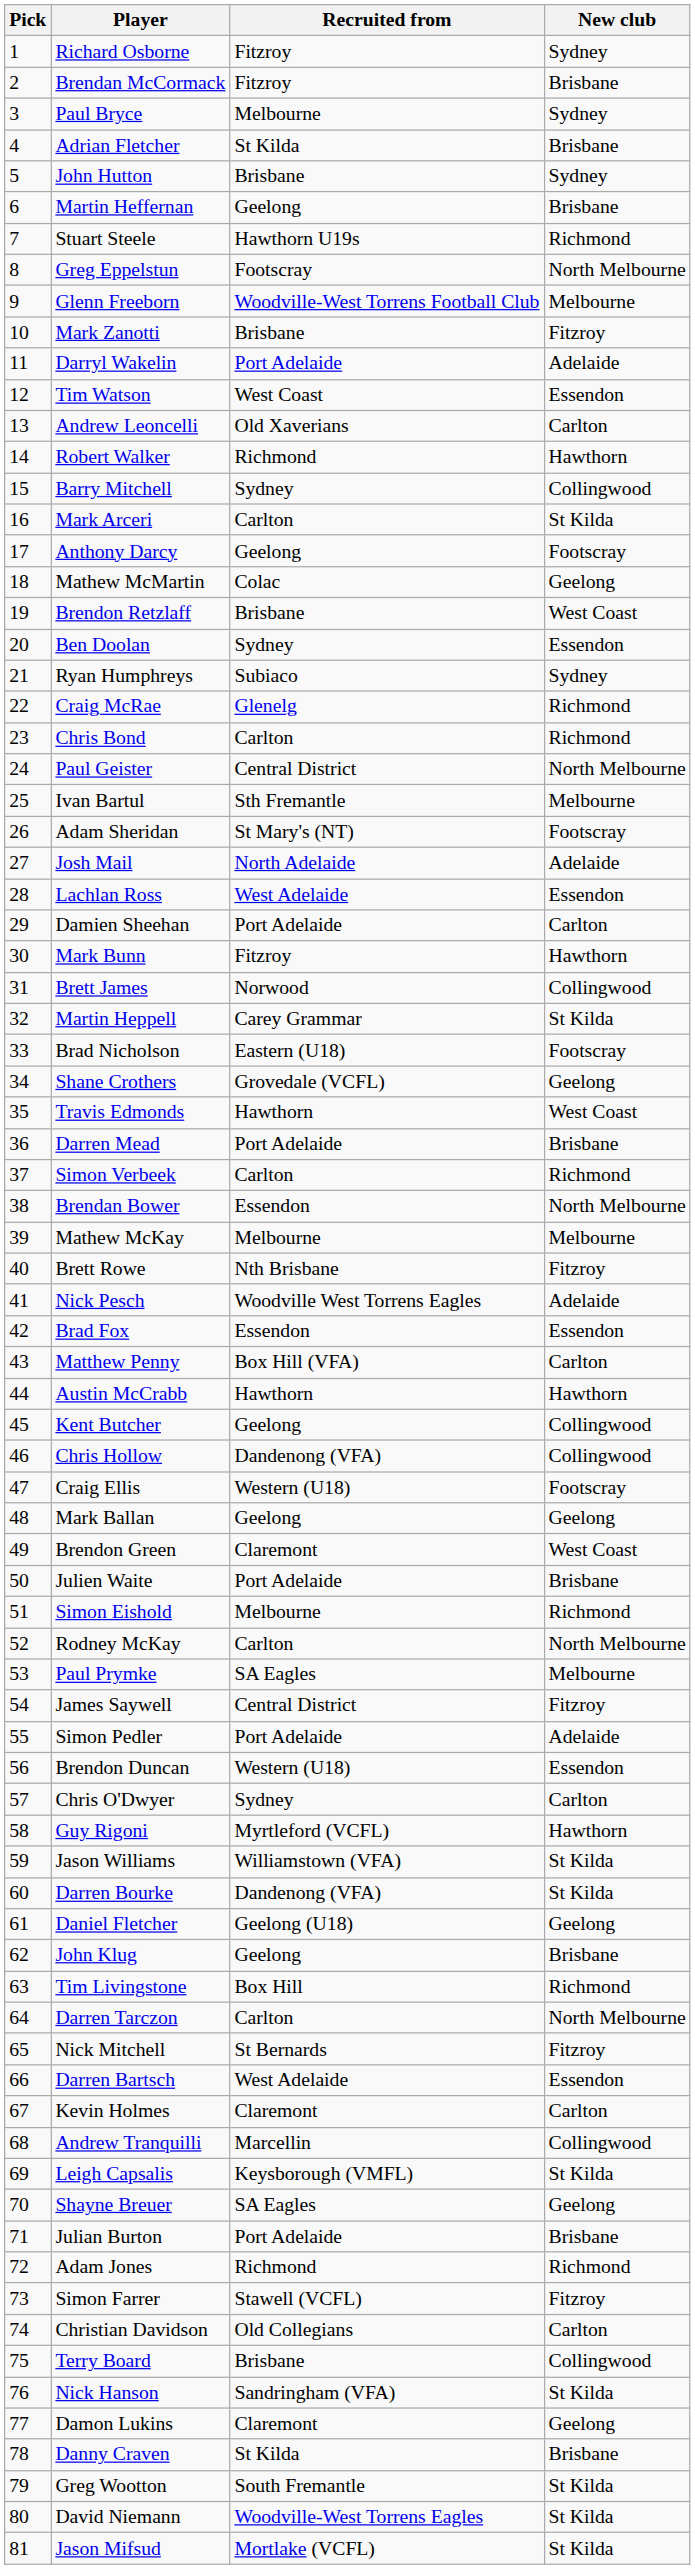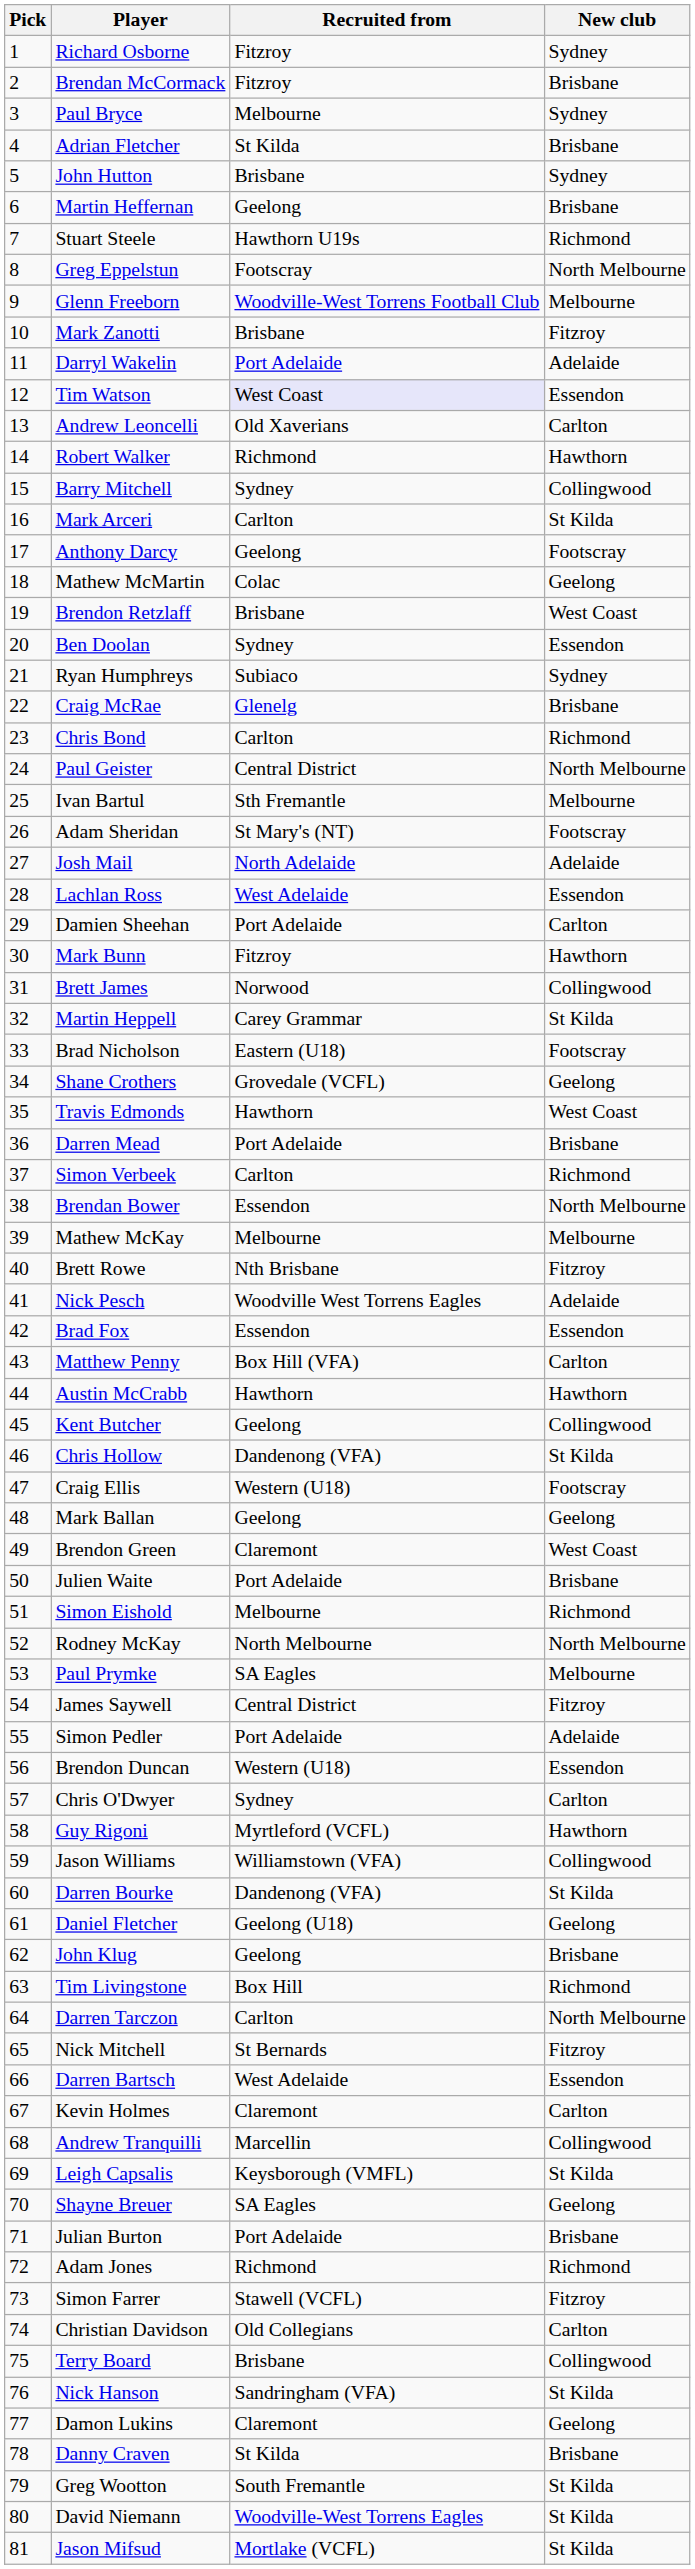(279, 394) no background -> (279, 394) lavender background
(590, 706) Richmond -> (584, 706) Brisbane
(600, 1455) Collingwood -> (581, 1455) St Kilda
(264, 1643) Carlton -> (303, 1643) North Melbourne
(581, 1861) St Kilda -> (600, 1861) Collingwood
